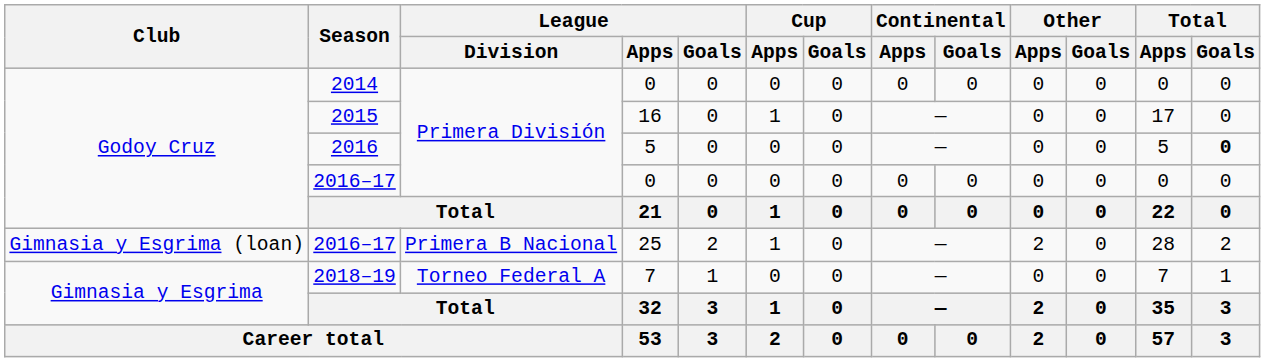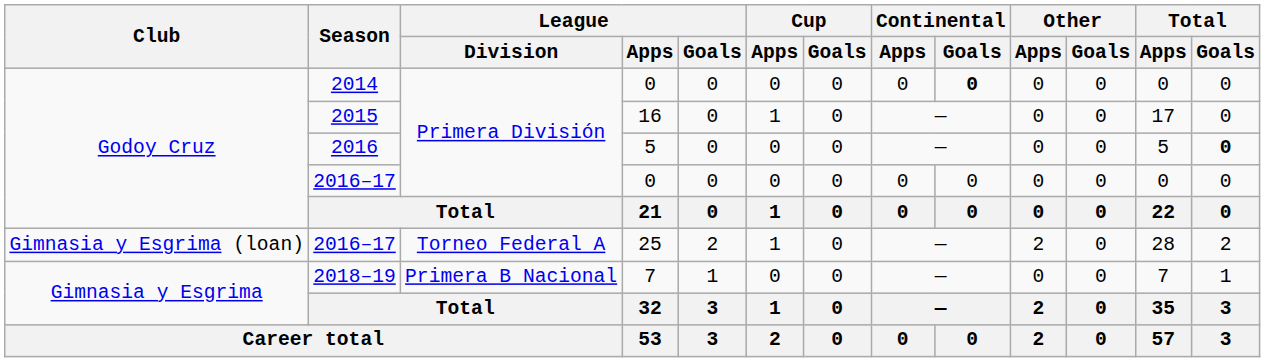(972, 85) normal -> (972, 85) bold
(511, 245) Primera B Nacional -> (511, 245) Torneo Federal A
(511, 277) Torneo Federal A -> (511, 277) Primera B Nacional
